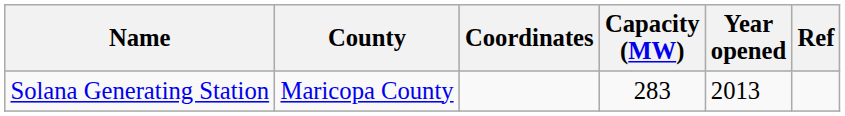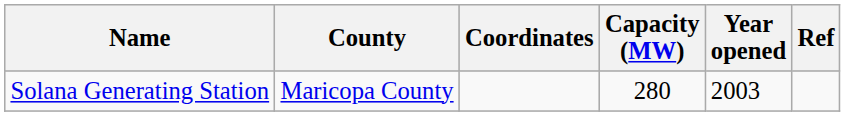(652, 90) 283 -> (652, 90) 280
(735, 90) 2013 -> (735, 90) 2003
